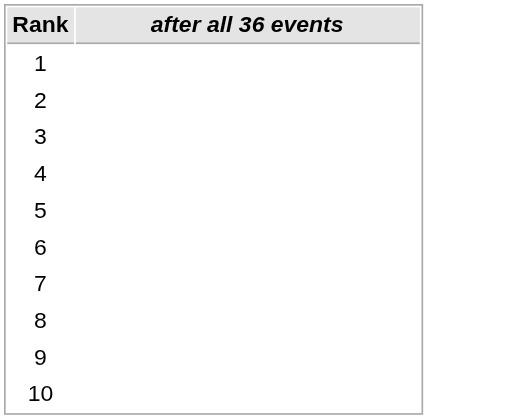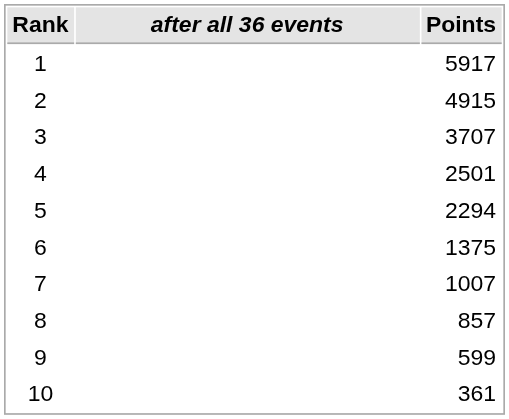+ column: (461, 25)
